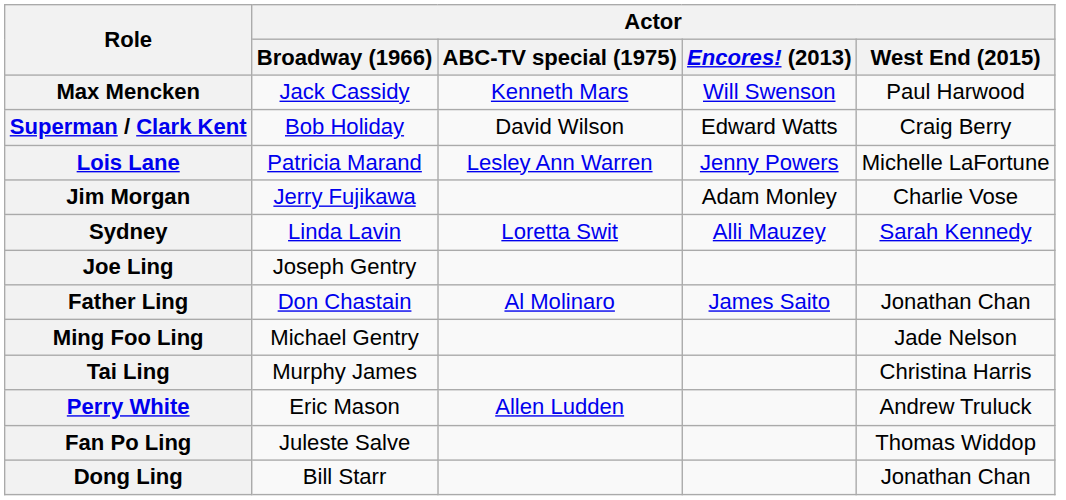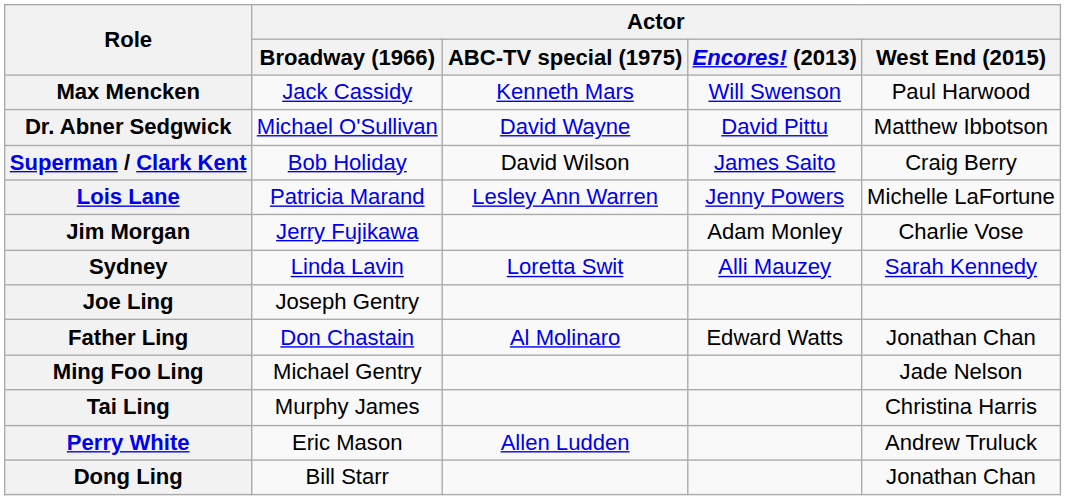+ row: (128, 127)
(769, 127) Edward Watts -> (775, 162) James Saito
(769, 302) James Saito -> (775, 337) Edward Watts
- row: (128, 442)
